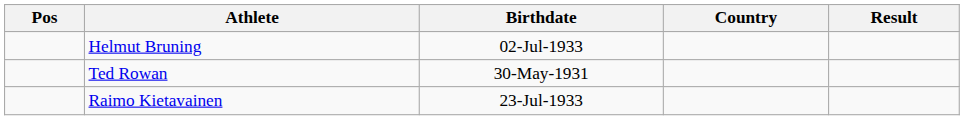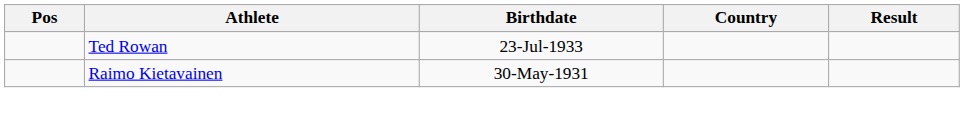- row: (145, 45)
(541, 73) 30-May-1931 -> (541, 45) 23-Jul-1933
(541, 100) 23-Jul-1933 -> (541, 73) 30-May-1931
